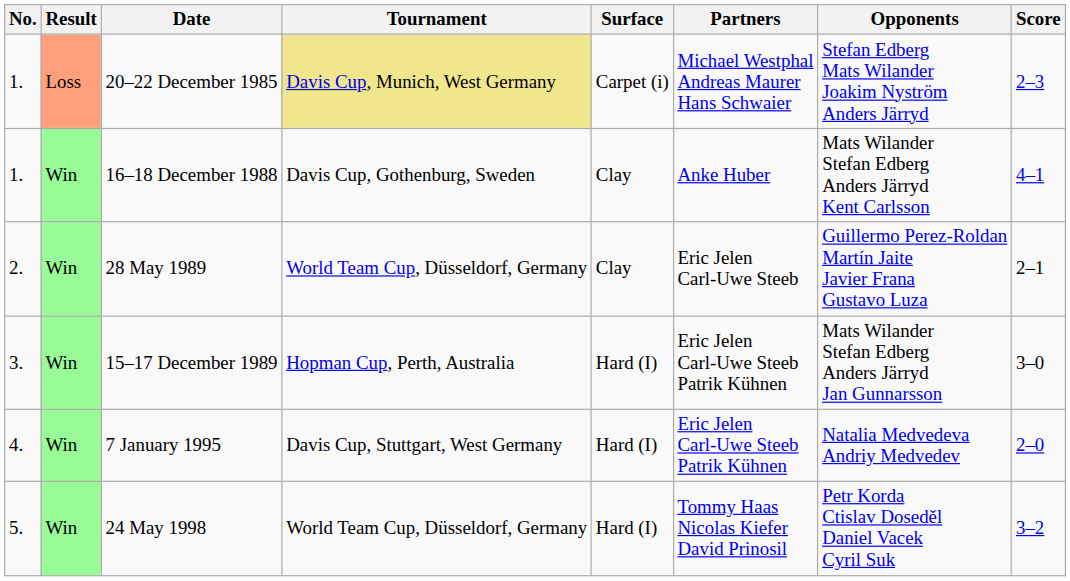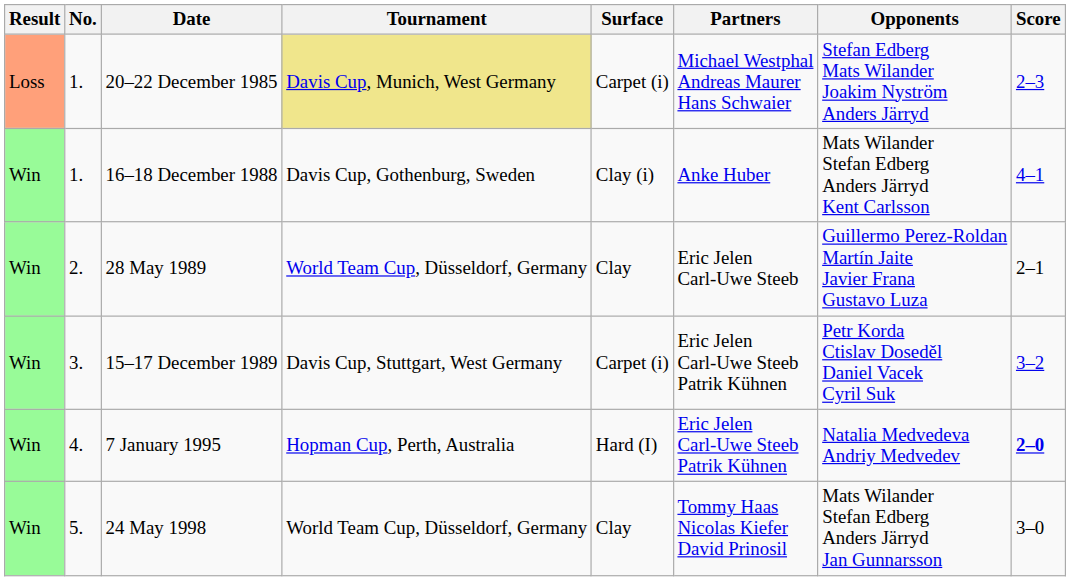columns swapped: (71, 19) <-> (23, 19)
(614, 174) Clay -> (625, 174) Clay (i)
(400, 362) Hopman Cup, Perth, Australia -> (424, 362) Davis Cup, Stuttgart, West Germany
(627, 362) Hard (I) -> (632, 362) Carpet (i)
(882, 362) Mats Wilander Stefan Edberg Anders Järryd Jan Gunnarsson -> (882, 362) Petr Korda Ctislav Doseděl Daniel Vacek Cyril Suk
(1030, 362) 3–0 -> (1030, 362) 3–2
(424, 445) Davis Cup, Stuttgart, West Germany -> (400, 445) Hopman Cup, Perth, Australia
(1030, 445) normal -> (1030, 445) bold
(627, 528) Hard (I) -> (614, 528) Clay
(882, 528) Petr Korda Ctislav Doseděl Daniel Vacek Cyril Suk -> (882, 528) Mats Wilander Stefan Edberg Anders Järryd Jan Gunnarsson
(1030, 528) 3–2 -> (1030, 528) 3–0
